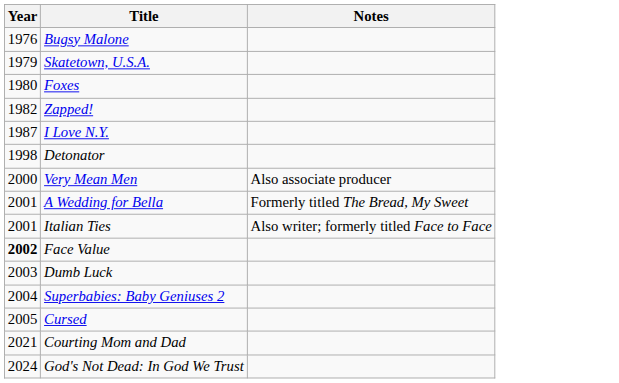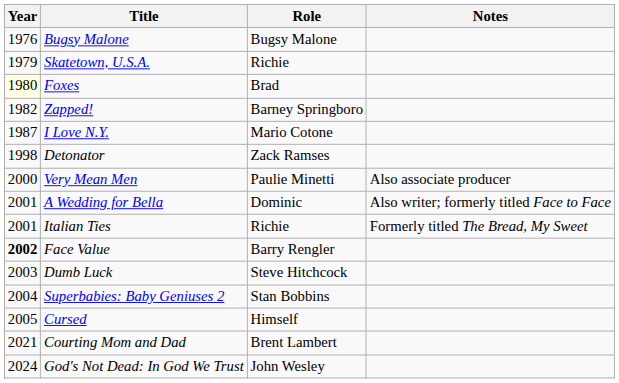+ column: (307, 16)
(23, 86) no background -> (23, 86) lightyellow background
(359, 202) Formerly titled The Bread, My Sweet -> (490, 202) Also writer; formerly titled Face to Face
(371, 226) Also writer; formerly titled Face to Face -> (479, 226) Formerly titled The Bread, My Sweet
